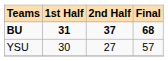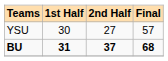rows swapped: (14, 30) <-> (18, 47)
